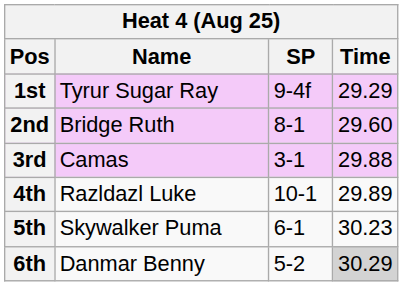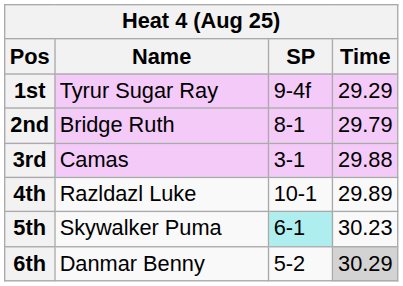(365, 125) 29.60 -> (365, 125) 29.79
(289, 228) no background -> (289, 228) paleturquoise background
